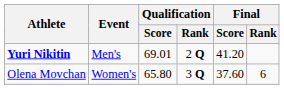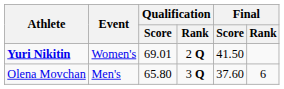(106, 54) Men's -> (114, 54) Women's
(230, 54) 41.20 -> (230, 54) 41.50
(114, 74) Women's -> (106, 74) Men's
